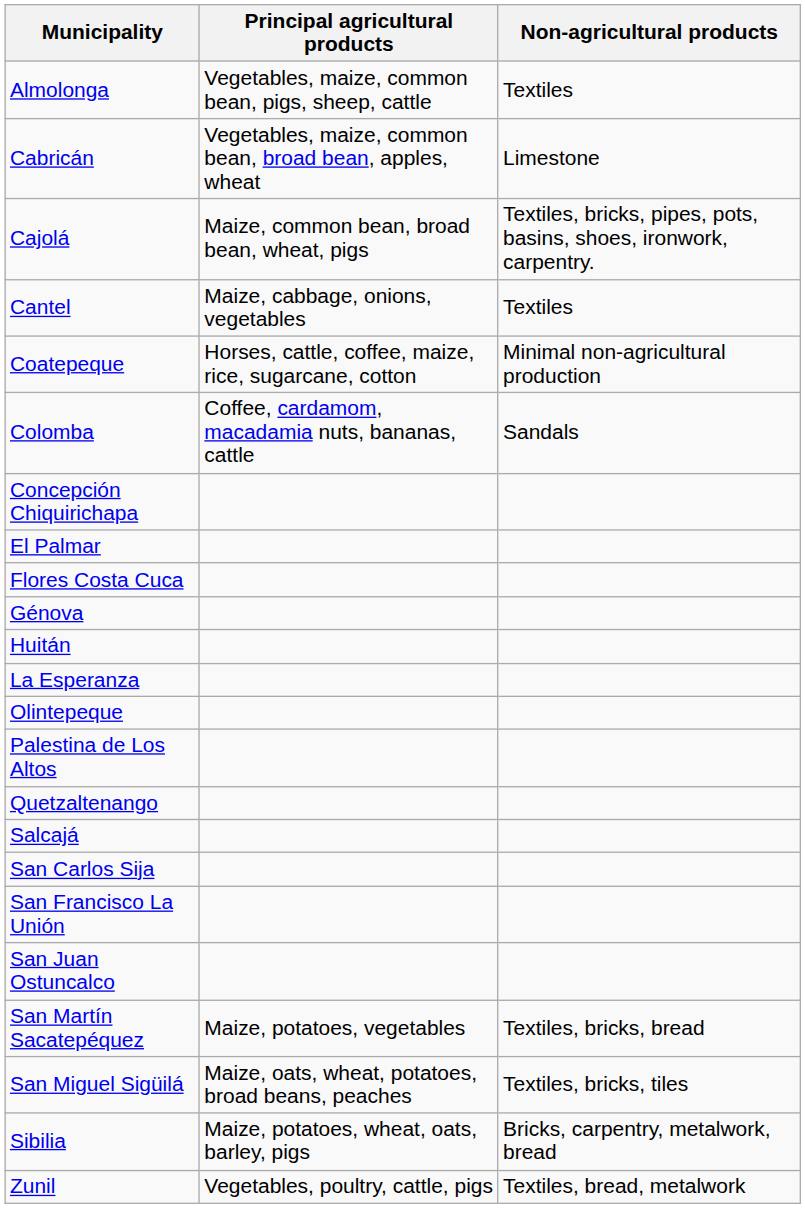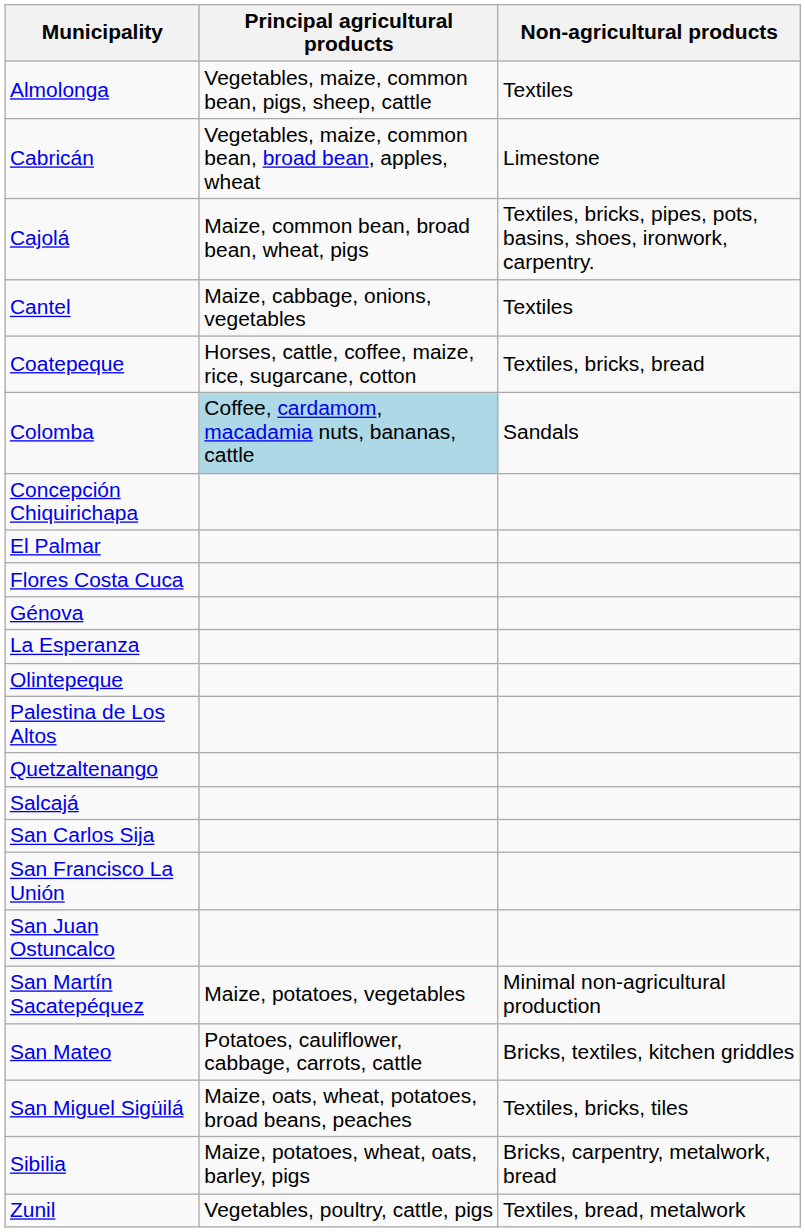(614, 364) Minimal non-agricultural production -> (604, 364) Textiles, bricks, bread
(330, 432) no background -> (330, 432) lightblue background
- row: (40, 646)
(604, 1027) Textiles, bricks, bread -> (614, 994) Minimal non-agricultural production
+ row: (61, 1051)
